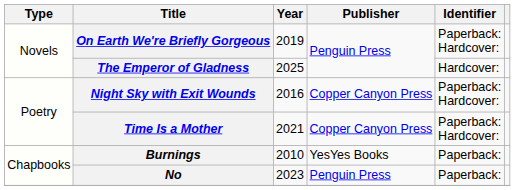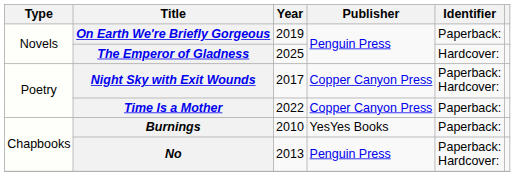(470, 41) Paperback: Hardcover: -> (470, 34) Paperback:
(290, 94) 2016 -> (290, 80) 2017
(290, 128) 2021 -> (290, 107) 2022
(470, 128) Paperback: Hardcover: -> (470, 107) Paperback:
(290, 175) 2023 -> (290, 154) 2013
(470, 175) Paperback: -> (470, 154) Paperback: Hardcover:
